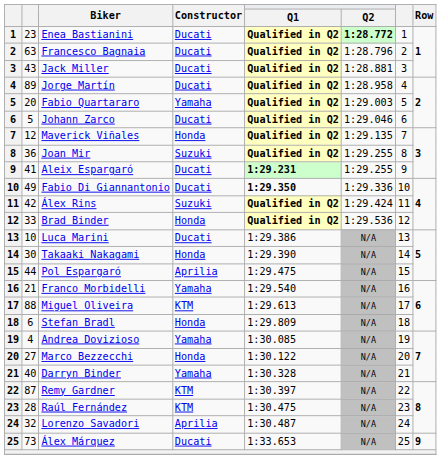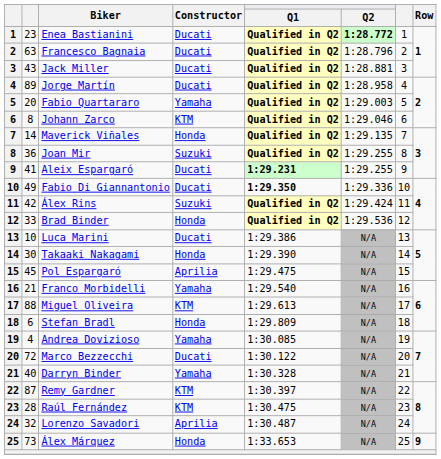(30, 120) 5 -> (30, 120) 8
(193, 120) Ducati -> (184, 120) KTM
(30, 136) 12 -> (30, 136) 14
(30, 272) 44 -> (30, 272) 45
(30, 357) 27 -> (30, 357) 72
(190, 357) Honda -> (193, 357) Ducati
(193, 441) Ducati -> (190, 441) Honda
